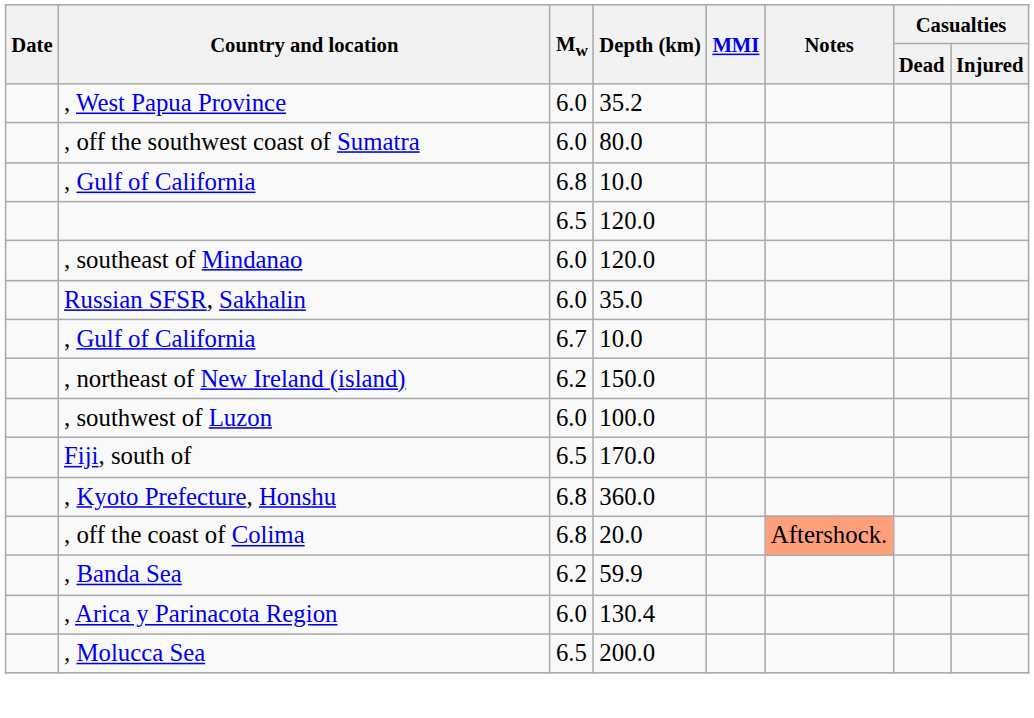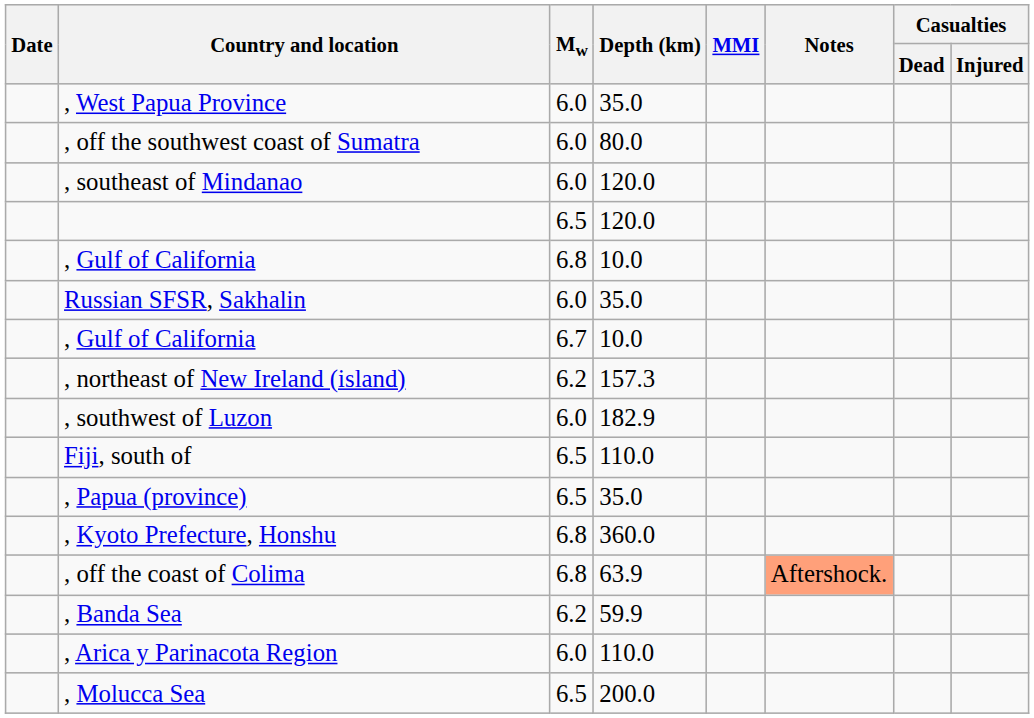(621, 102) 35.2 -> (621, 102) 35.0
rows swapped: (160, 181) <-> (183, 260)
(627, 378) 150.0 -> (627, 378) 157.3
(627, 417) 100.0 -> (627, 417) 182.9
(627, 456) 170.0 -> (627, 456) 110.0
+ row: (155, 496)
(621, 535) 20.0 -> (621, 574) 63.9
(627, 614) 130.4 -> (627, 653) 110.0
